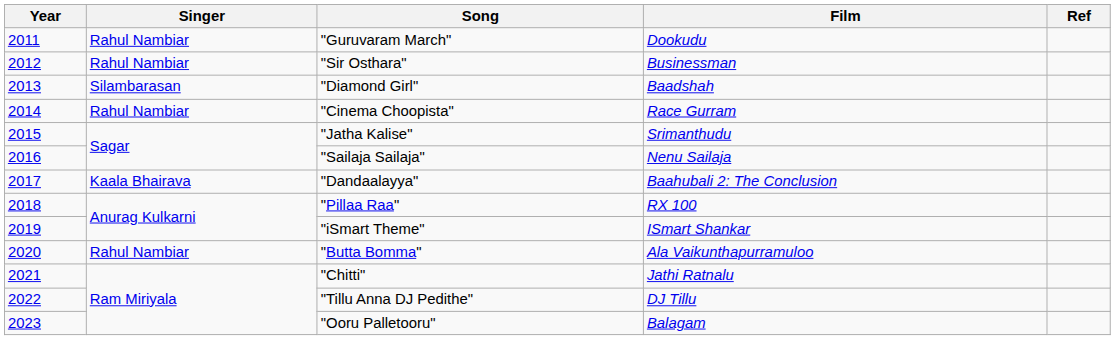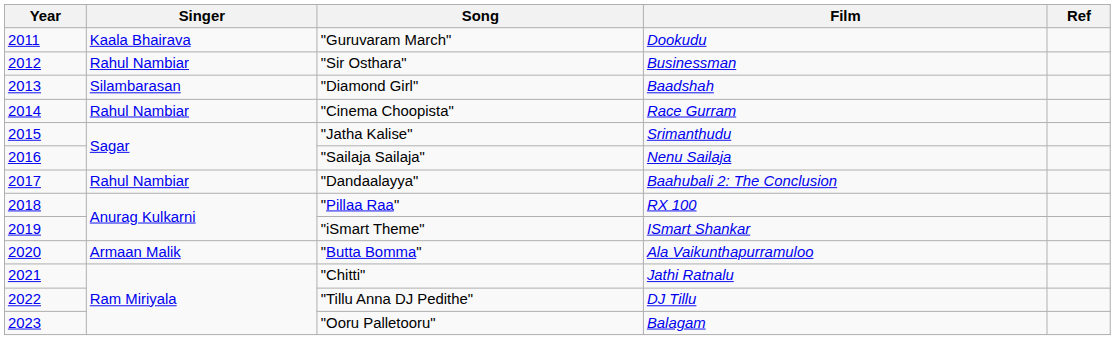(139, 39) Rahul Nambiar -> (140, 39) Kaala Bhairava
(140, 181) Kaala Bhairava -> (139, 181) Rahul Nambiar
(139, 252) Rahul Nambiar -> (135, 252) Armaan Malik
